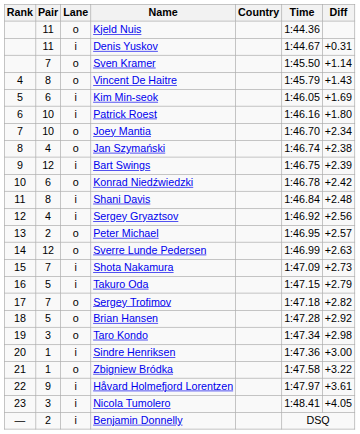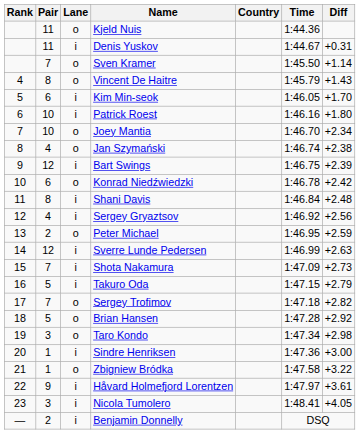(338, 98) +1.69 -> (338, 98) +1.70
(338, 234) +2.57 -> (338, 234) +2.59
(76, 251) o -> (76, 251) i
